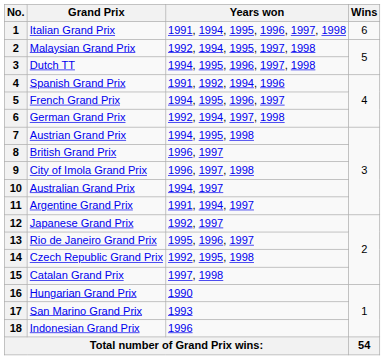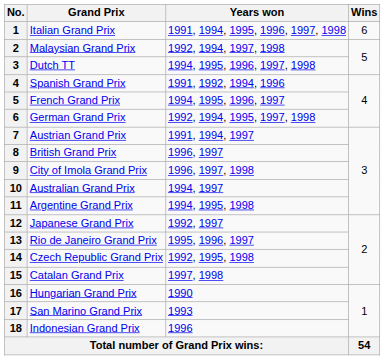(242, 48) 1992, 1994, 1995, 1997, 1998 -> (226, 48) 1992, 1994, 1997, 1998
(226, 118) 1992, 1994, 1997, 1998 -> (242, 118) 1992, 1994, 1995, 1997, 1998
(211, 135) 1994, 1995, 1998 -> (211, 135) 1991, 1994, 1997
(211, 205) 1991, 1994, 1997 -> (211, 205) 1994, 1995, 1998
